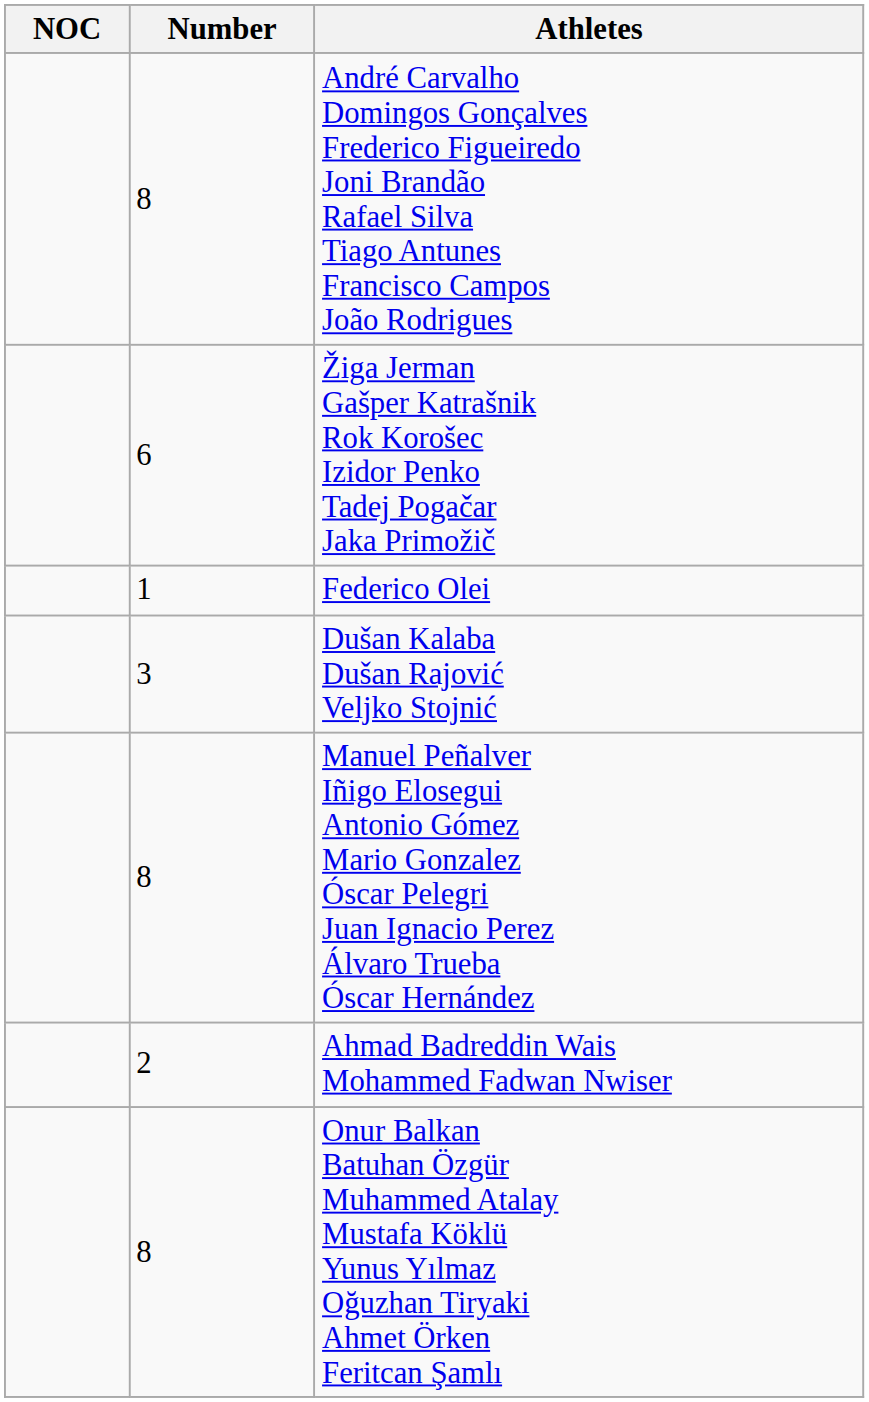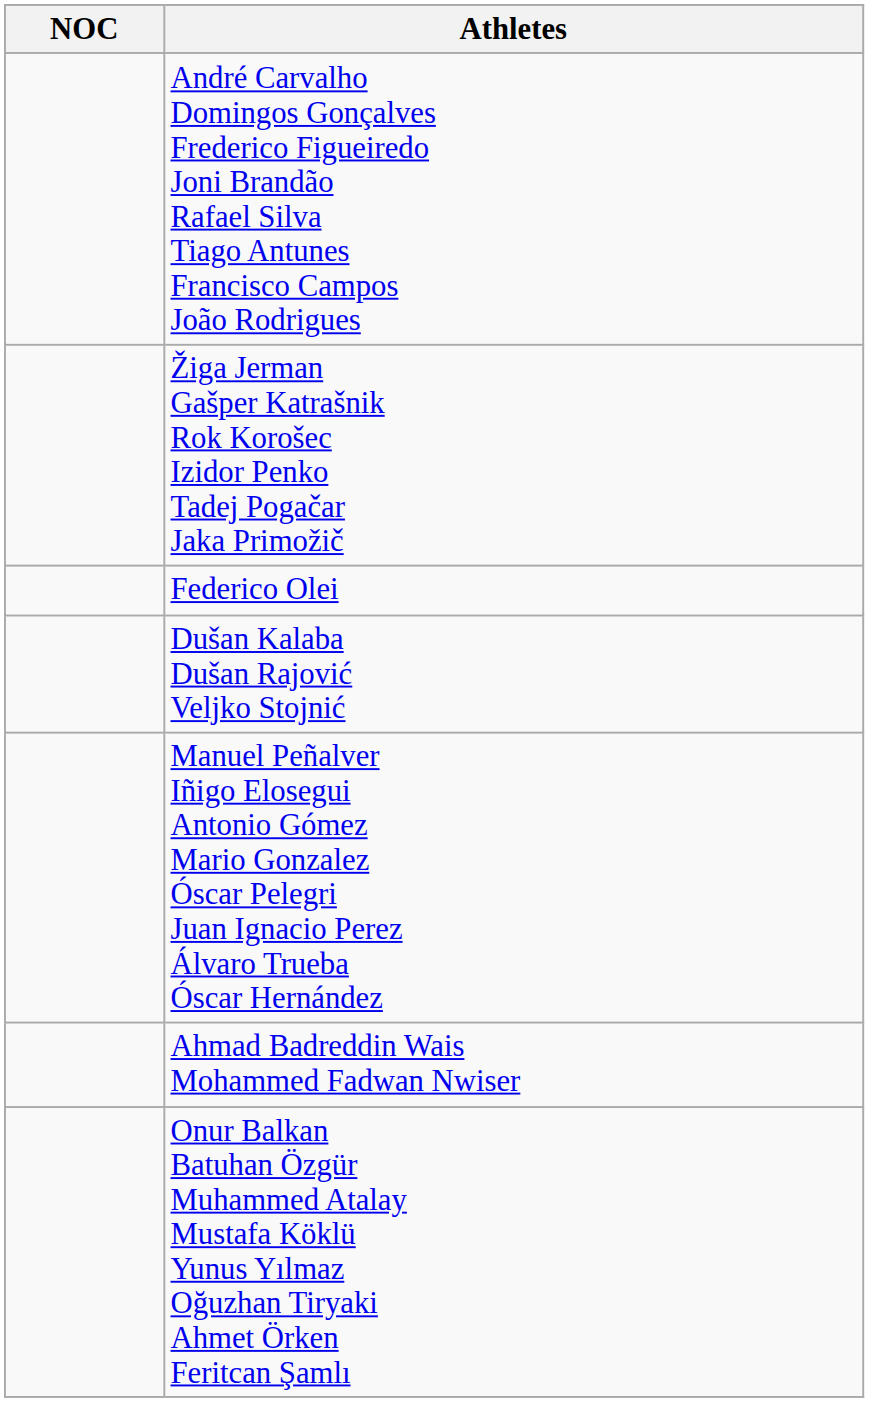- column: (222, 28)
